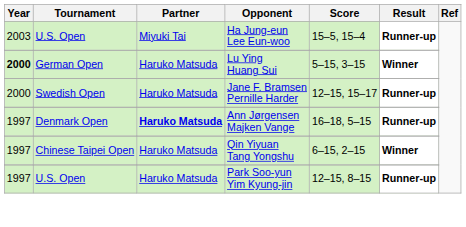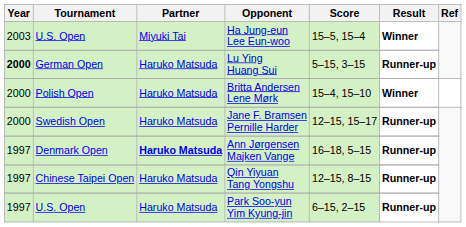(409, 36) Runner-up -> (400, 36) Winner
(400, 65) Winner -> (409, 65) Runner-up
+ row: (263, 93)
(339, 151) 6–15, 2–15 -> (342, 179) 12–15, 8–15
(400, 151) Winner -> (409, 179) Runner-up
(342, 179) 12–15, 8–15 -> (339, 208) 6–15, 2–15
